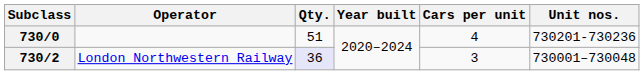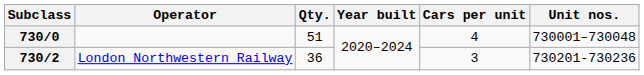(584, 37) 730201-730236 -> (584, 37) 730001–730048
(315, 59) lavender background -> (315, 59) no background
(584, 59) 730001–730048 -> (584, 59) 730201-730236
